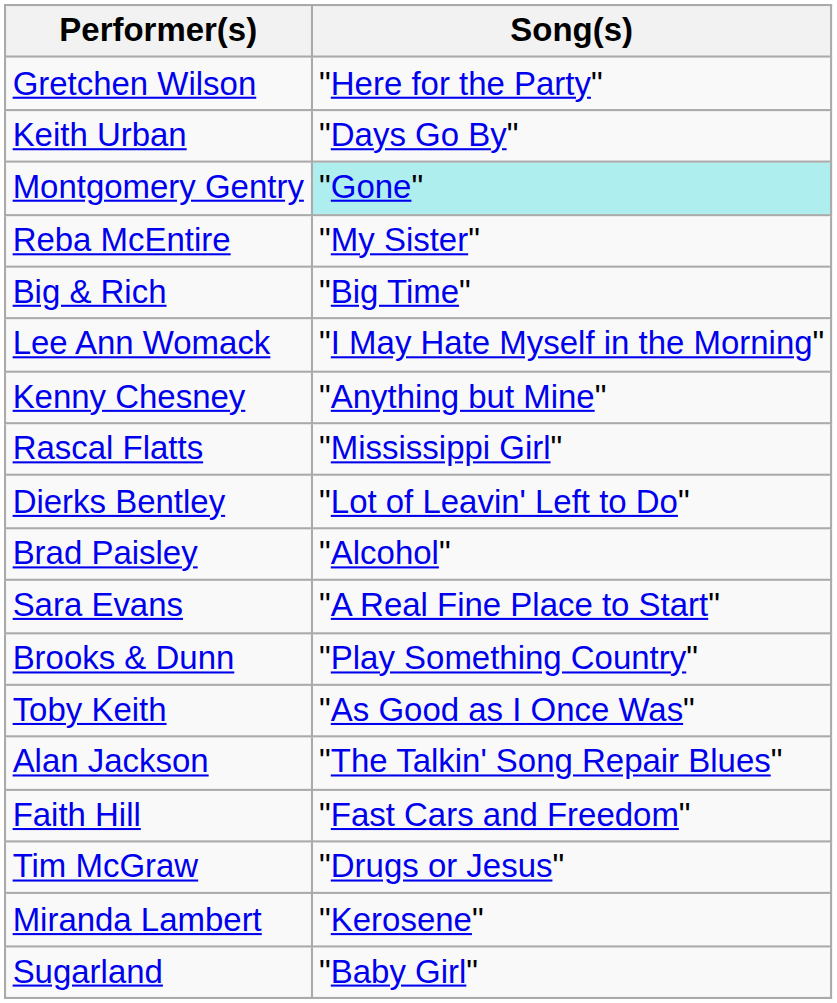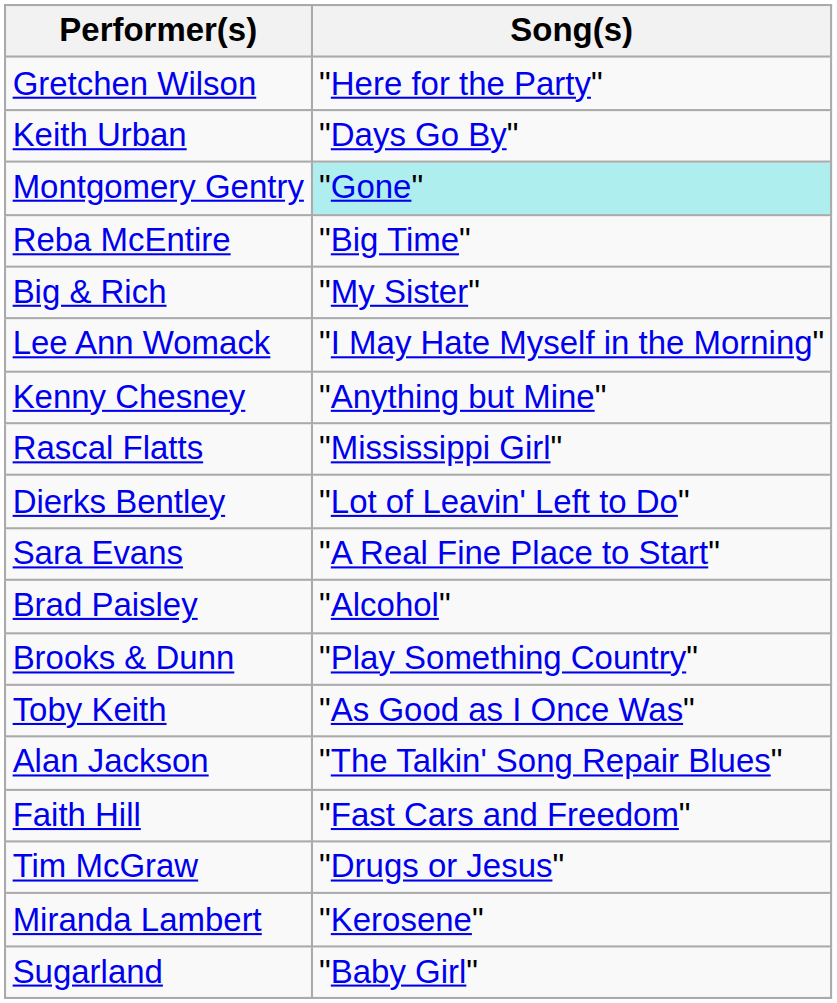(399, 239) "My Sister" -> (395, 239) "Big Time"
(395, 291) "Big Time" -> (399, 291) "My Sister"
rows swapped: (98, 605) <-> (105, 553)
